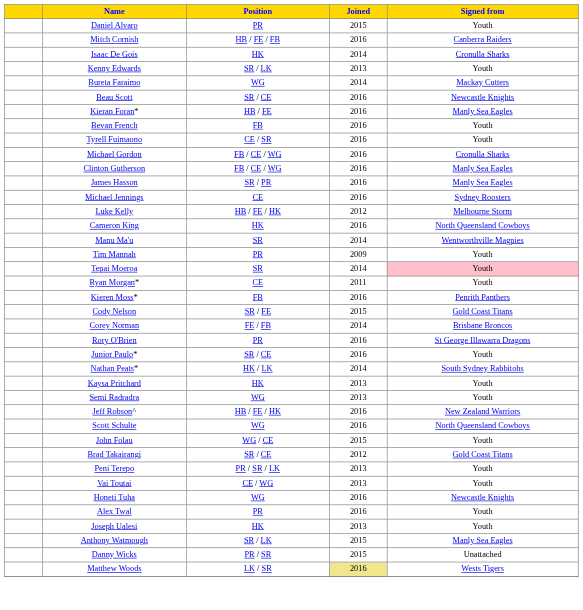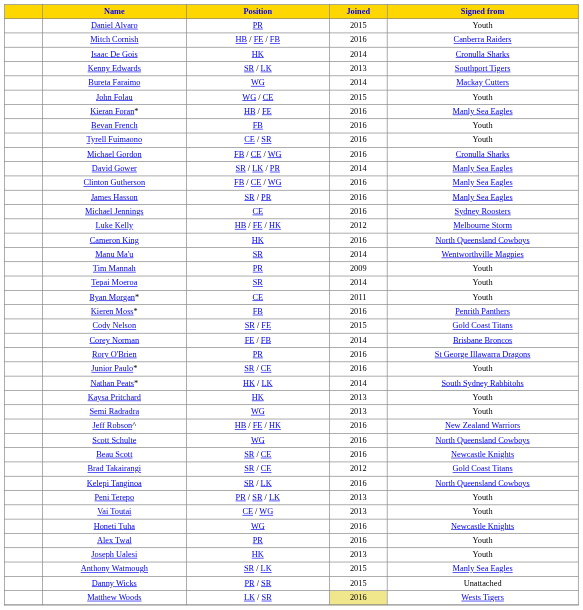(483, 68) Youth -> (483, 68) Southport Tigers
rows swapped: (114, 440) <-> (114, 97)
+ row: (114, 168)
(483, 269) pink background -> (483, 283) no background
+ row: (114, 483)
